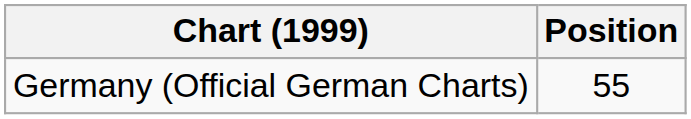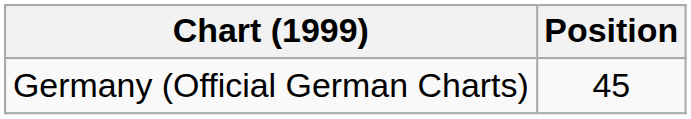(611, 85) 55 -> (611, 85) 45
